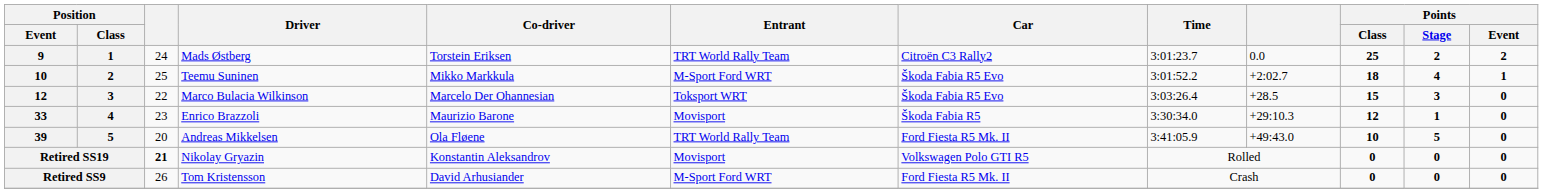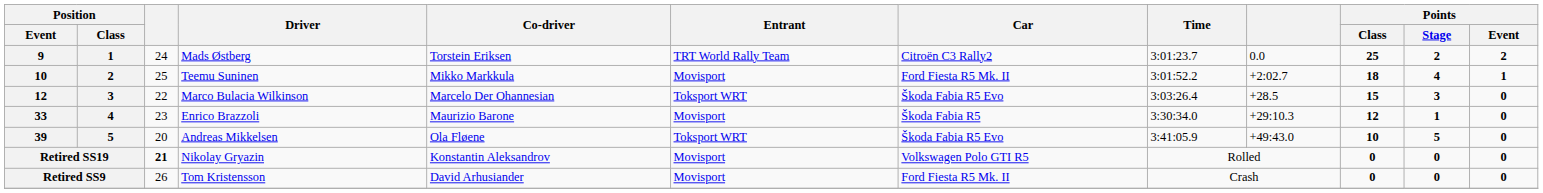(723, 75) M-Sport Ford WRT -> (699, 75) Movisport
(952, 75) Škoda Fabia R5 Evo -> (955, 75) Ford Fiesta R5 Mk. II
(731, 136) TRT World Rally Team -> (710, 136) Toksport WRT
(955, 136) Ford Fiesta R5 Mk. II -> (952, 136) Škoda Fabia R5 Evo
(723, 177) M-Sport Ford WRT -> (699, 177) Movisport
